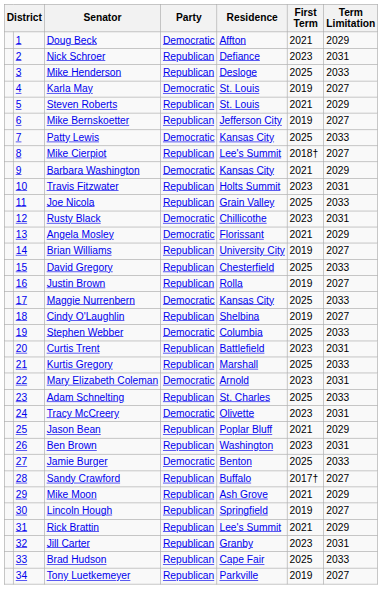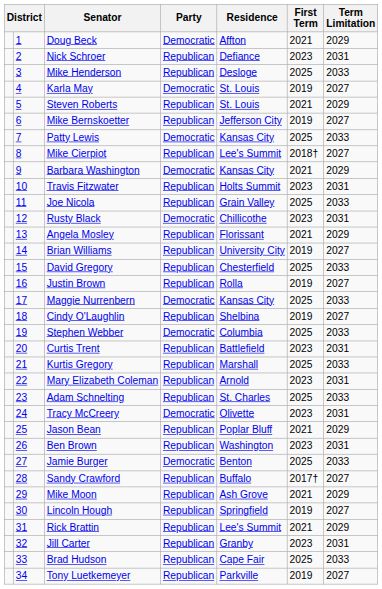(189, 235) Democratic -> (189, 235) Republican
(189, 381) Democratic -> (189, 381) Republican
